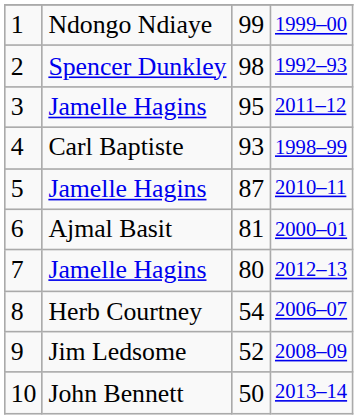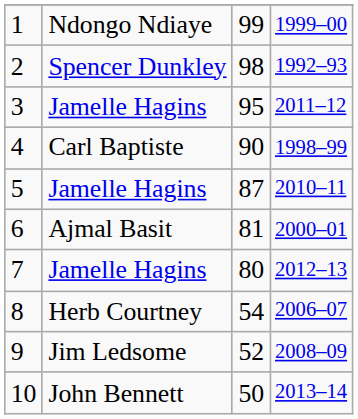(251, 147) 93 -> (251, 147) 90
